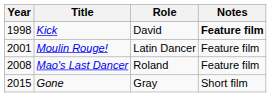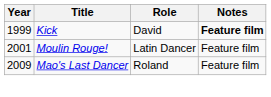(19, 30) 1998 -> (19, 30) 1999
(19, 65) 2008 -> (19, 65) 2009
- row: (50, 83)
